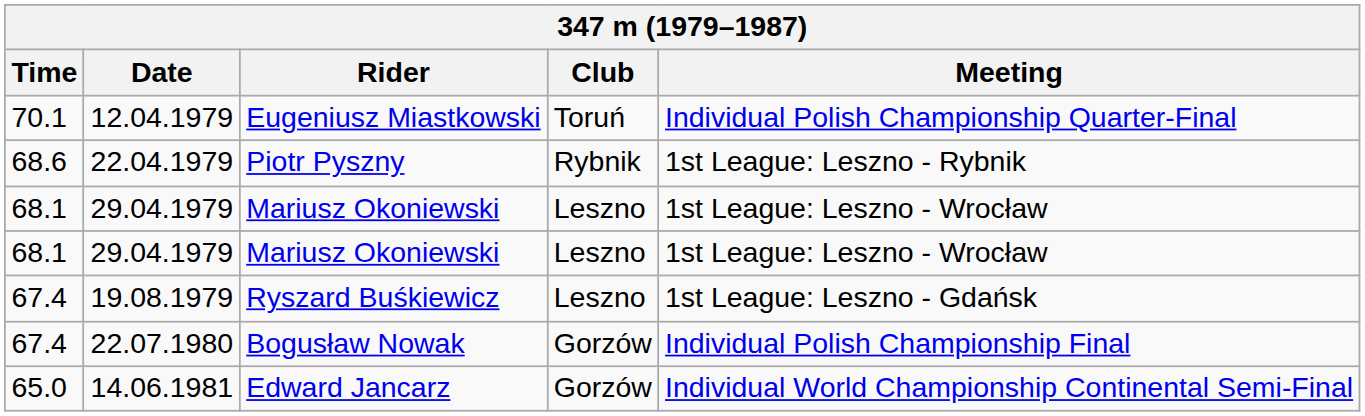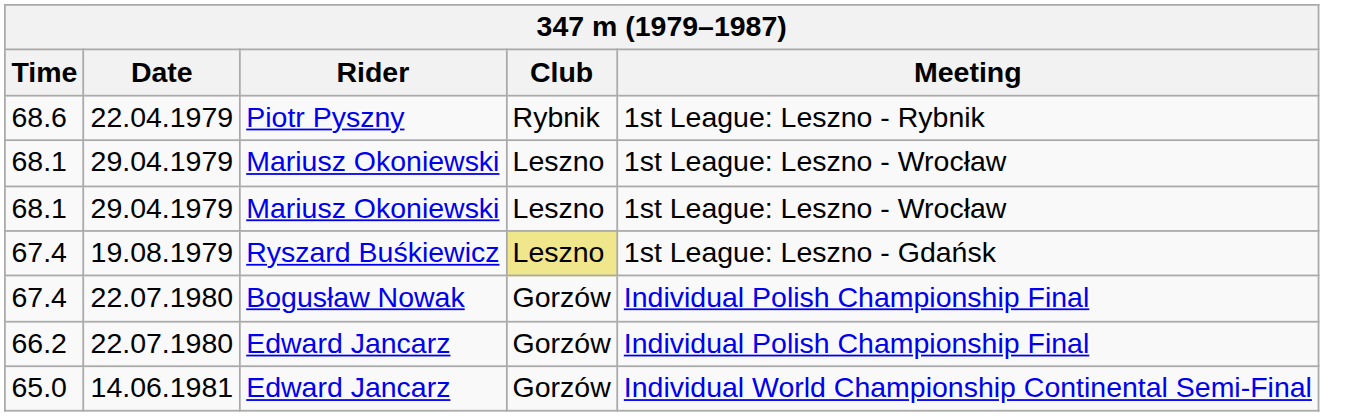- row: (39, 117)
(600, 298) no background -> (558, 252) khaki background
+ row: (39, 343)
